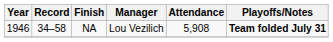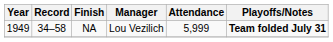(18, 28) 1946 -> (18, 28) 1949
(196, 28) 5,908 -> (196, 28) 5,999
